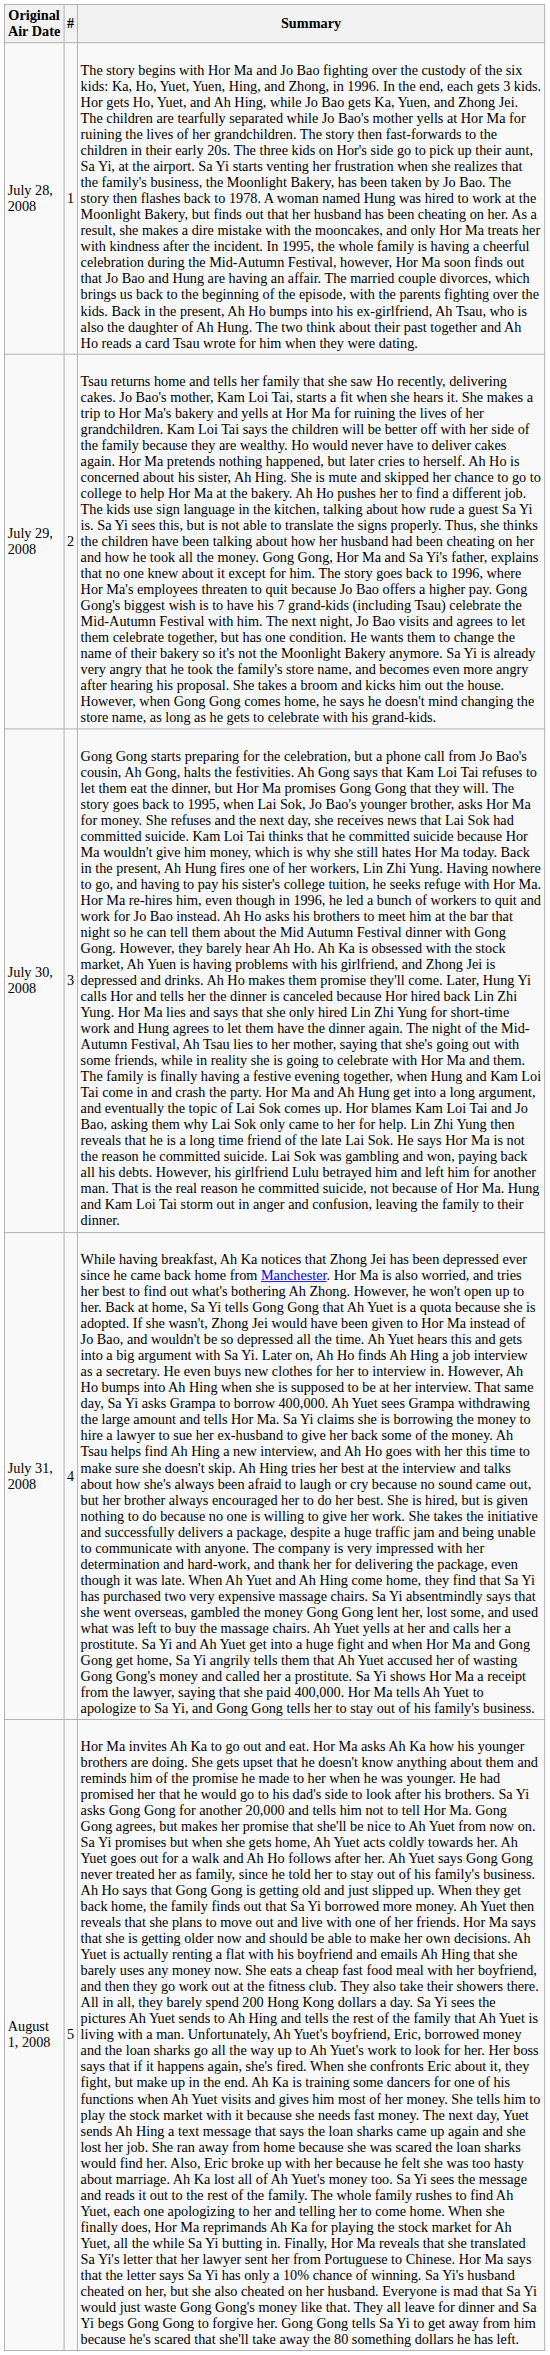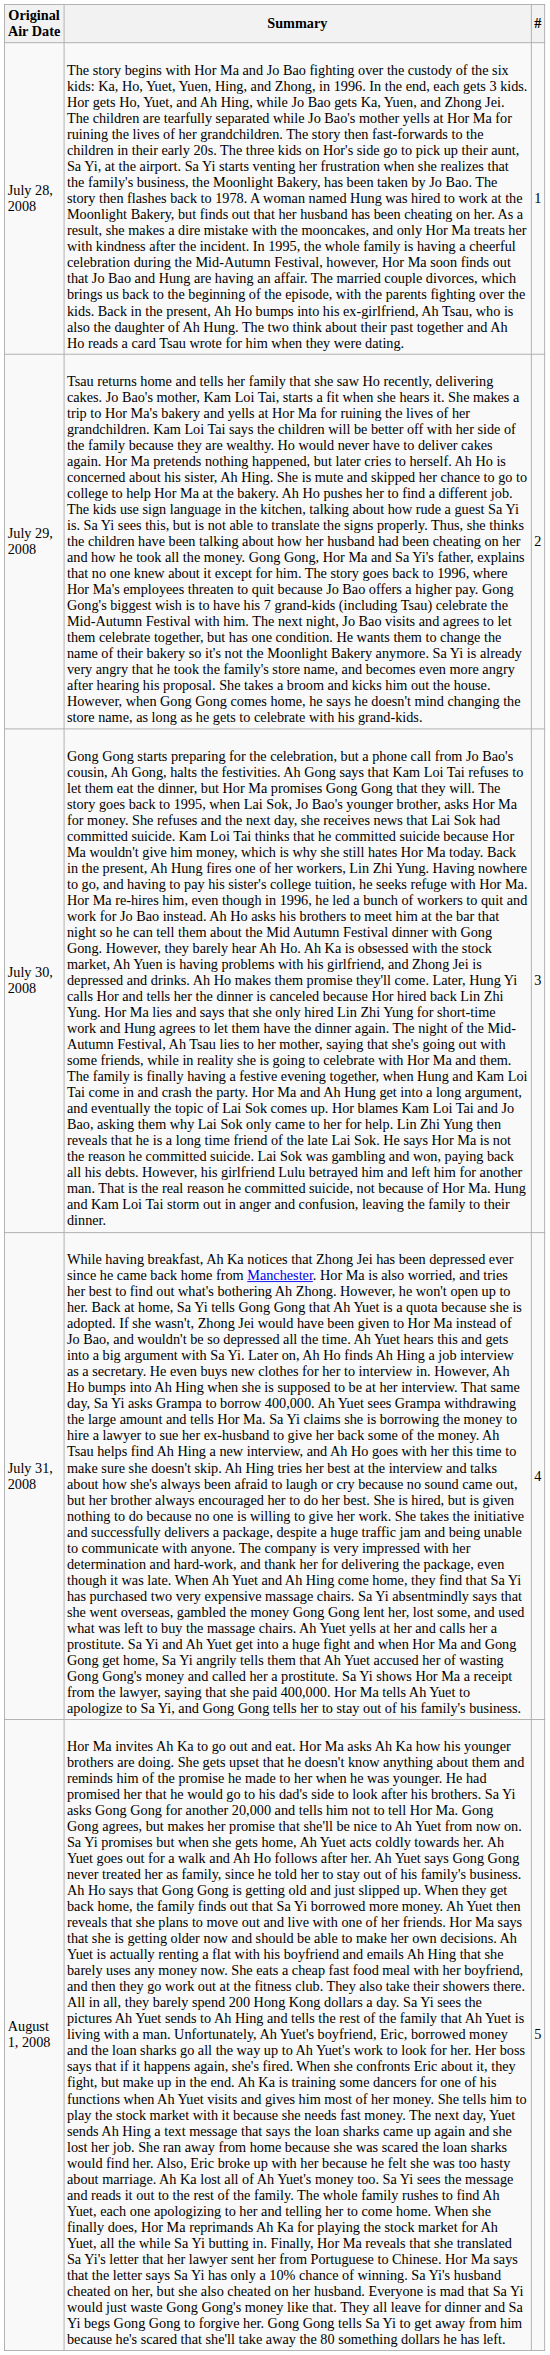columns swapped: (311, 23) <-> (70, 23)
